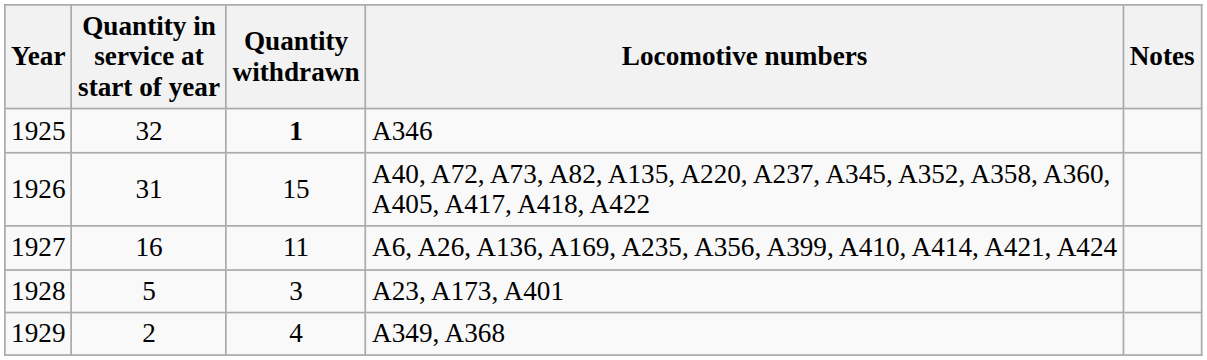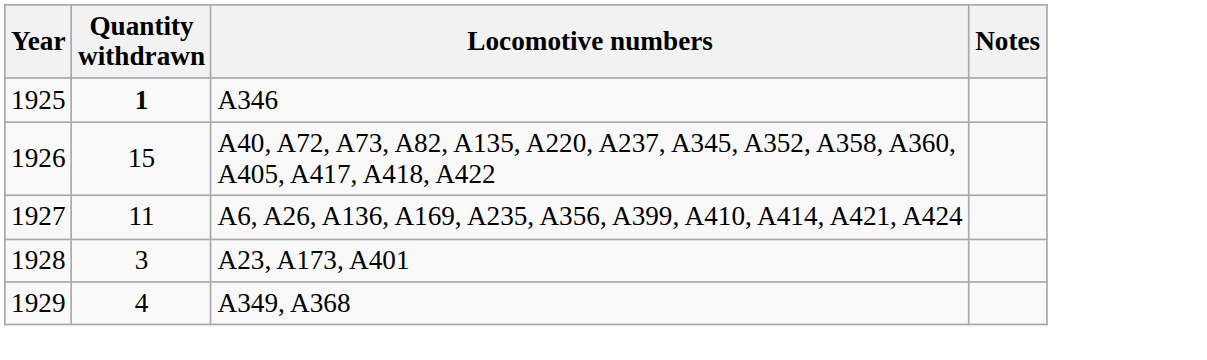- column: (149, 56)
